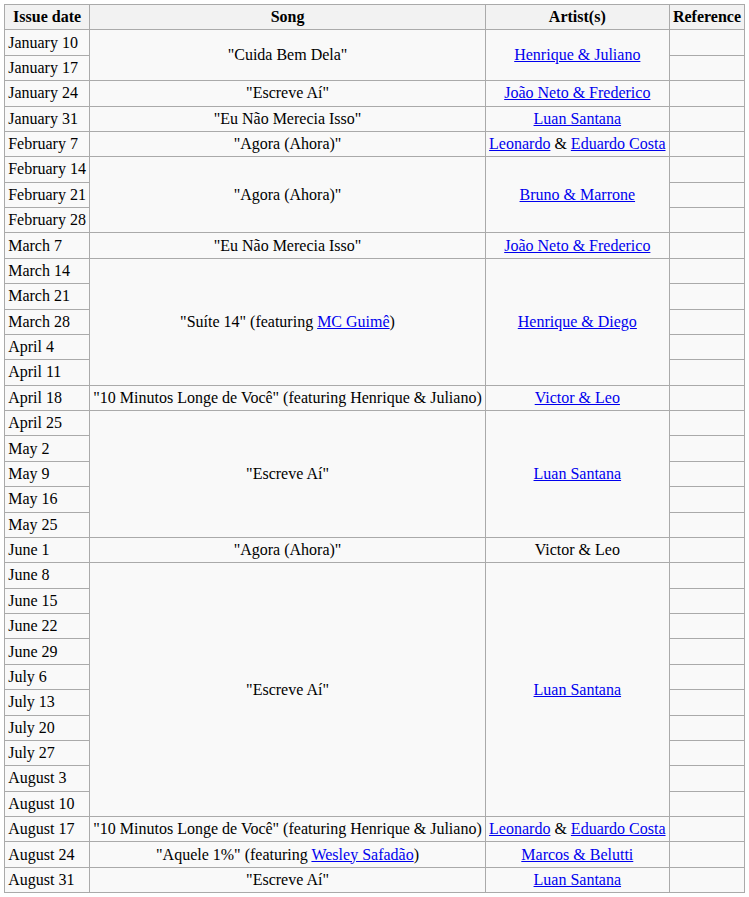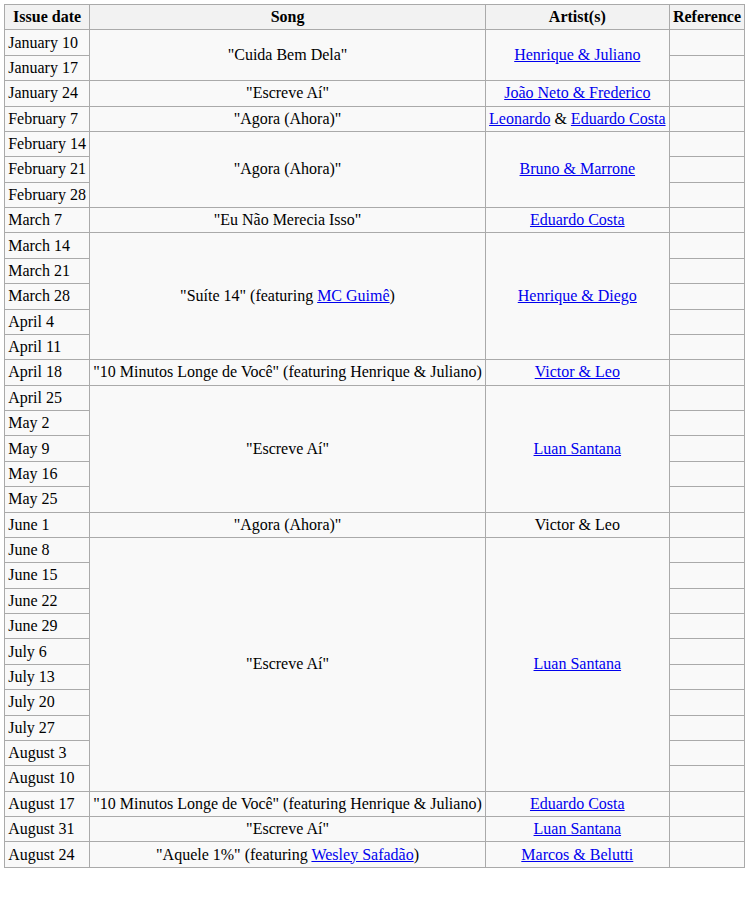- row: (43, 118)
(577, 245) João Neto & Frederico -> (577, 220) Eduardo Costa
(577, 829) Leonardo & Eduardo Costa -> (577, 803) Eduardo Costa
rows swapped: (41, 854) <-> (41, 879)
